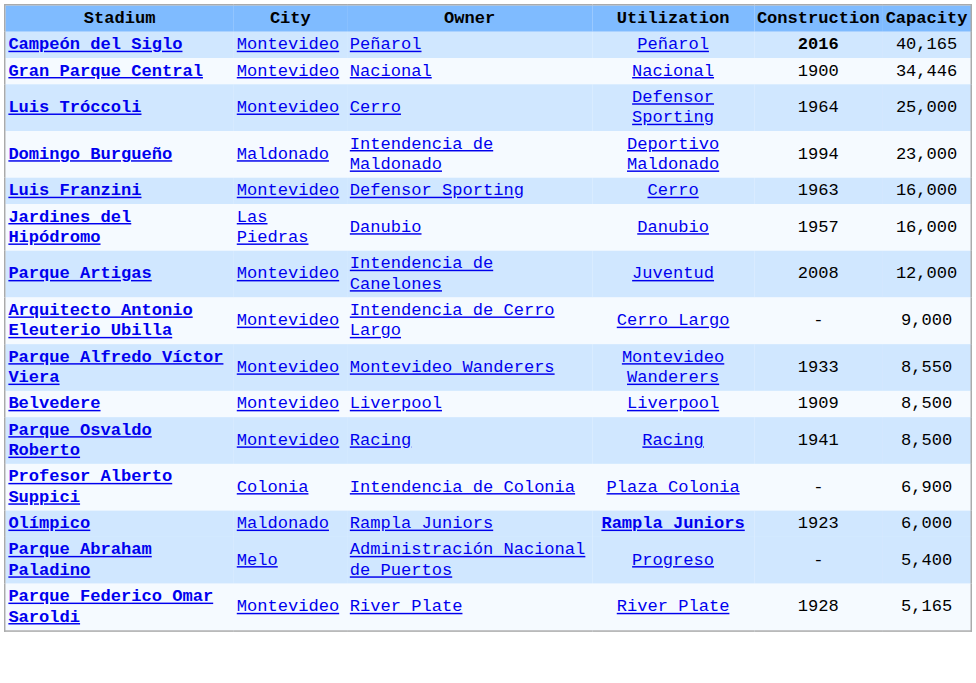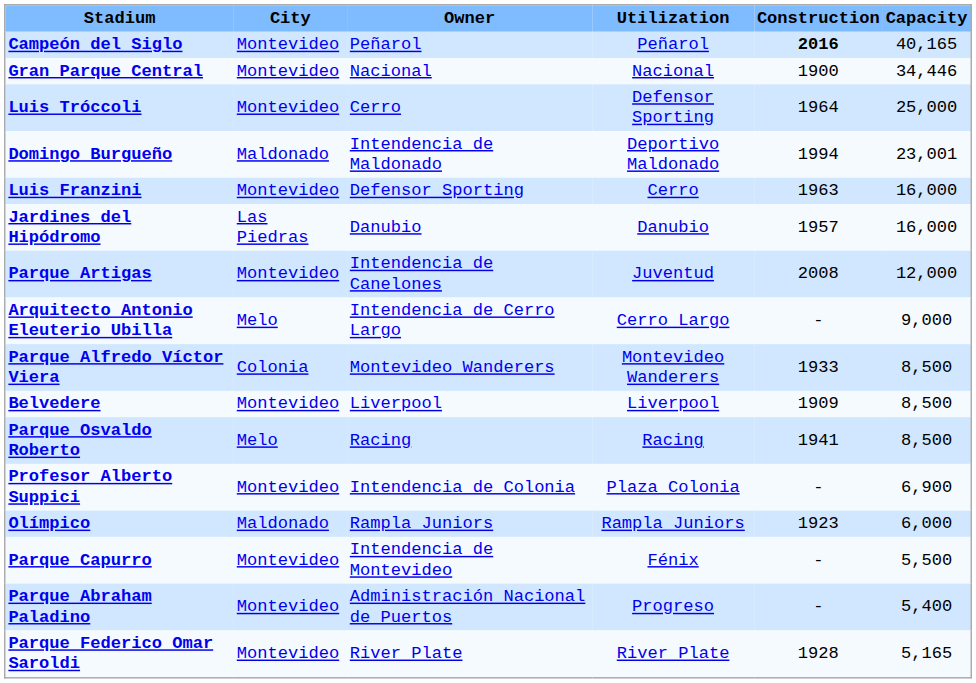(927, 154) 23,000 -> (927, 154) 23,001
(288, 321) Montevideo -> (257, 321) Melo
(288, 368) Montevideo -> (273, 368) Colonia
(927, 368) 8,550 -> (927, 368) 8,500
(288, 441) Montevideo -> (257, 441) Melo
(273, 487) Colonia -> (288, 487) Montevideo
(673, 524) bold -> (673, 524) normal
+ row: (80, 560)
(257, 560) Melo -> (288, 607) Montevideo
